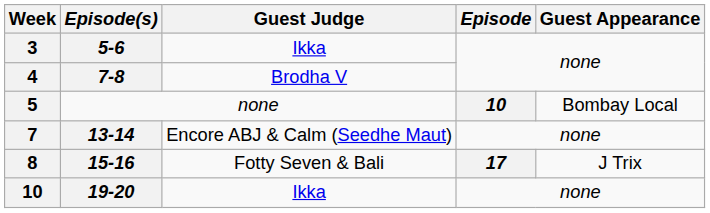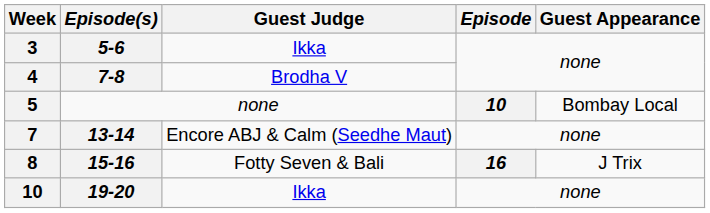(496, 163) 17 -> (496, 163) 16
